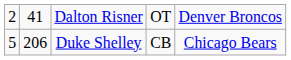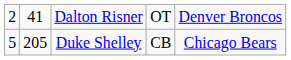(35, 42) 206 -> (35, 42) 205
